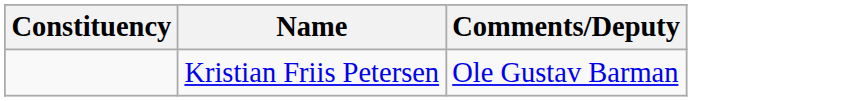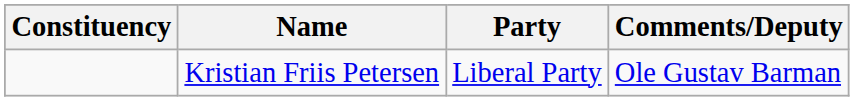+ column: (527, 27)
